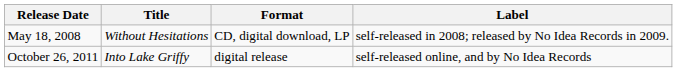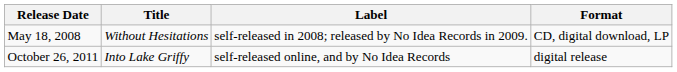columns swapped: (512, 14) <-> (282, 14)
